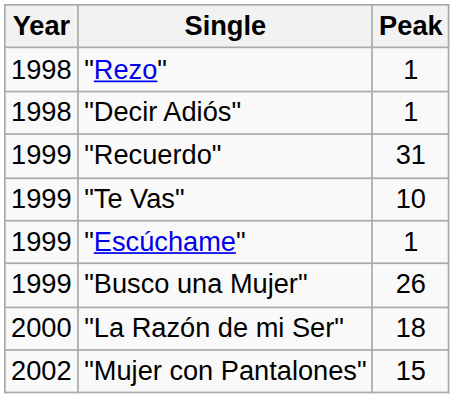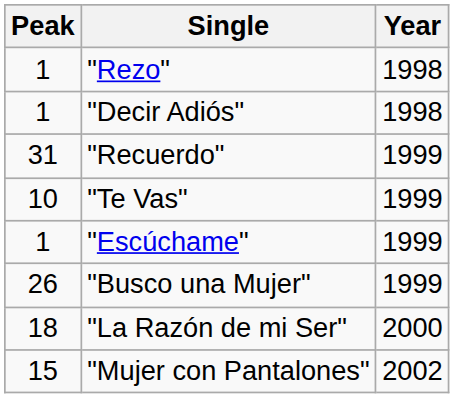columns swapped: (41, 26) <-> (411, 26)
